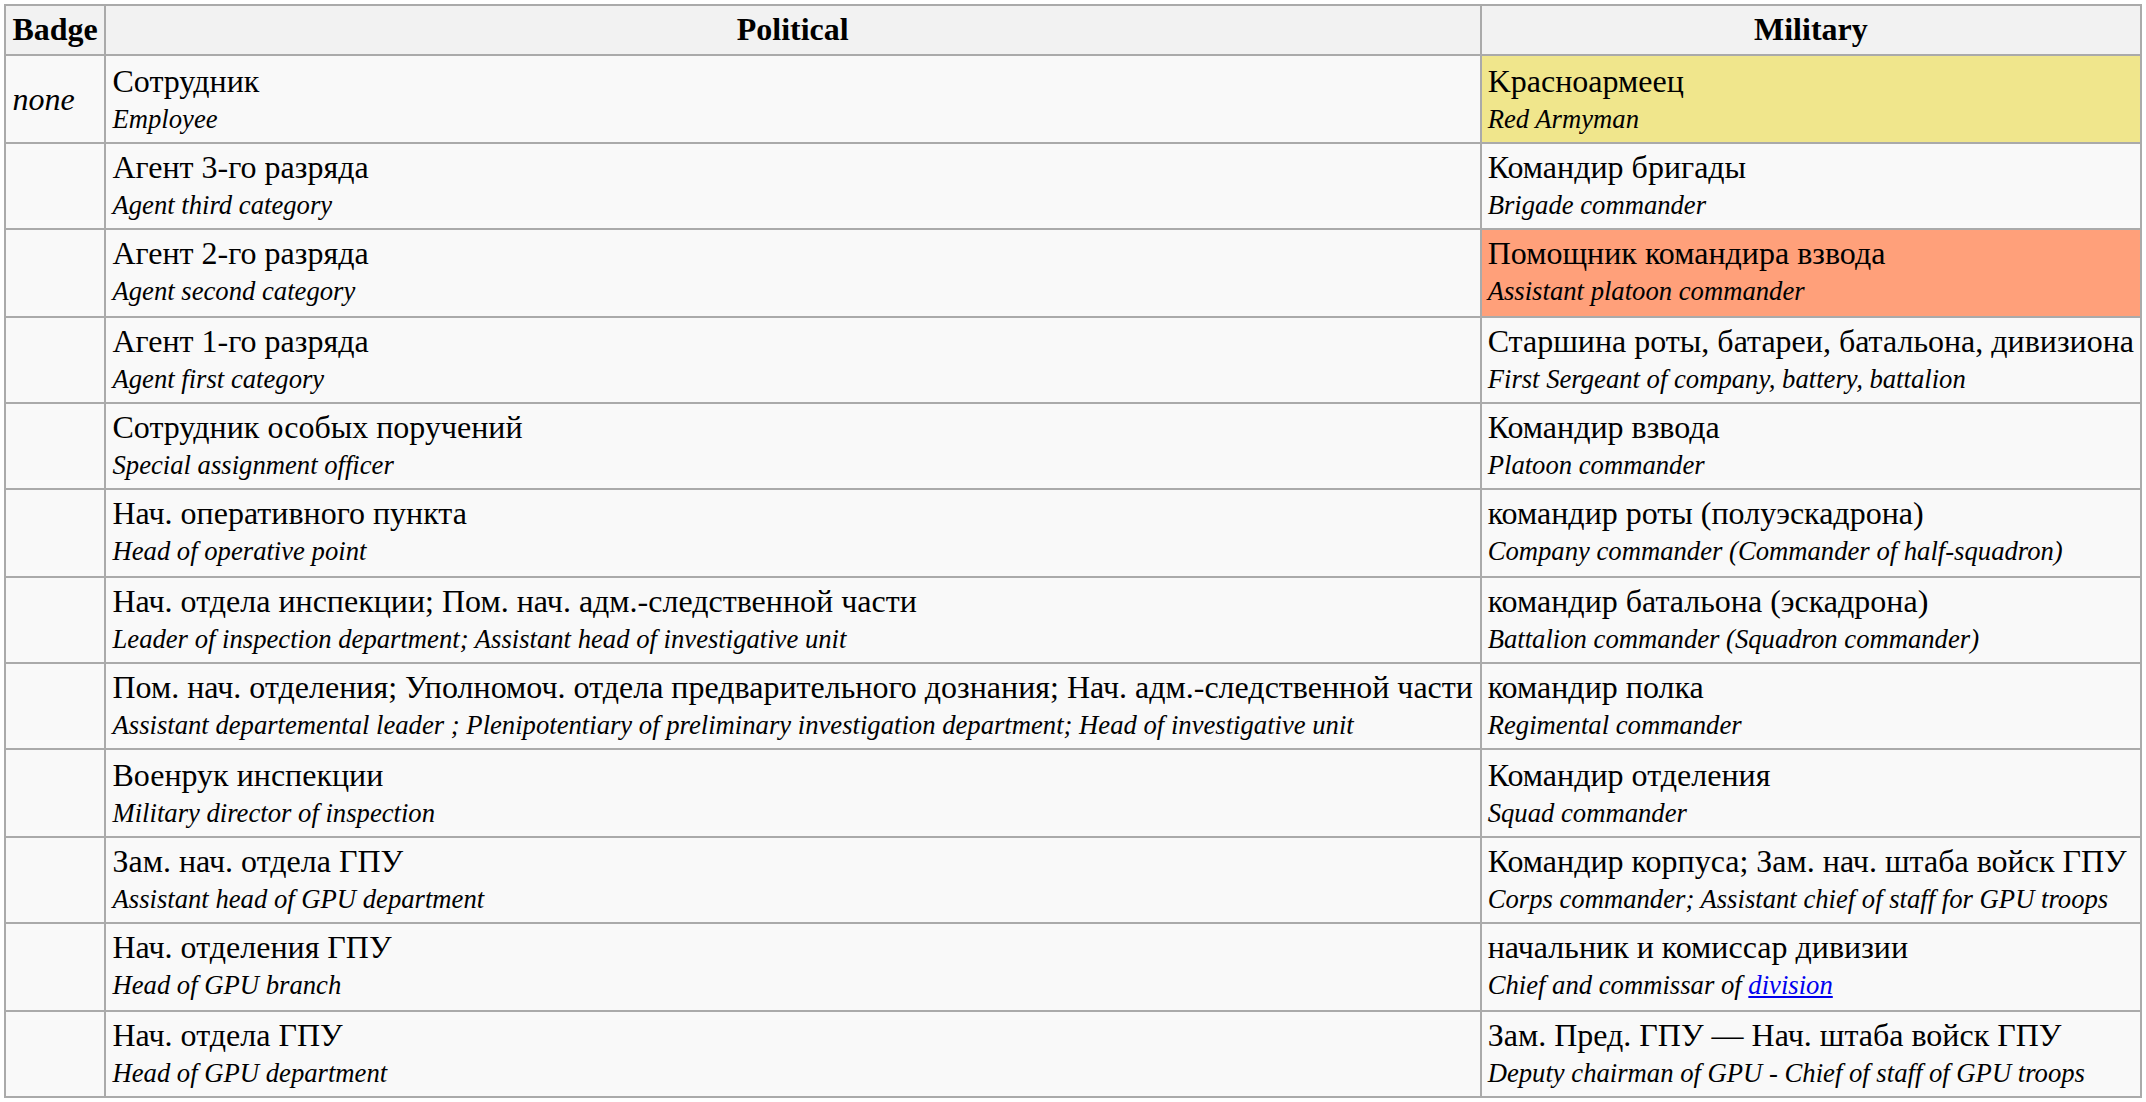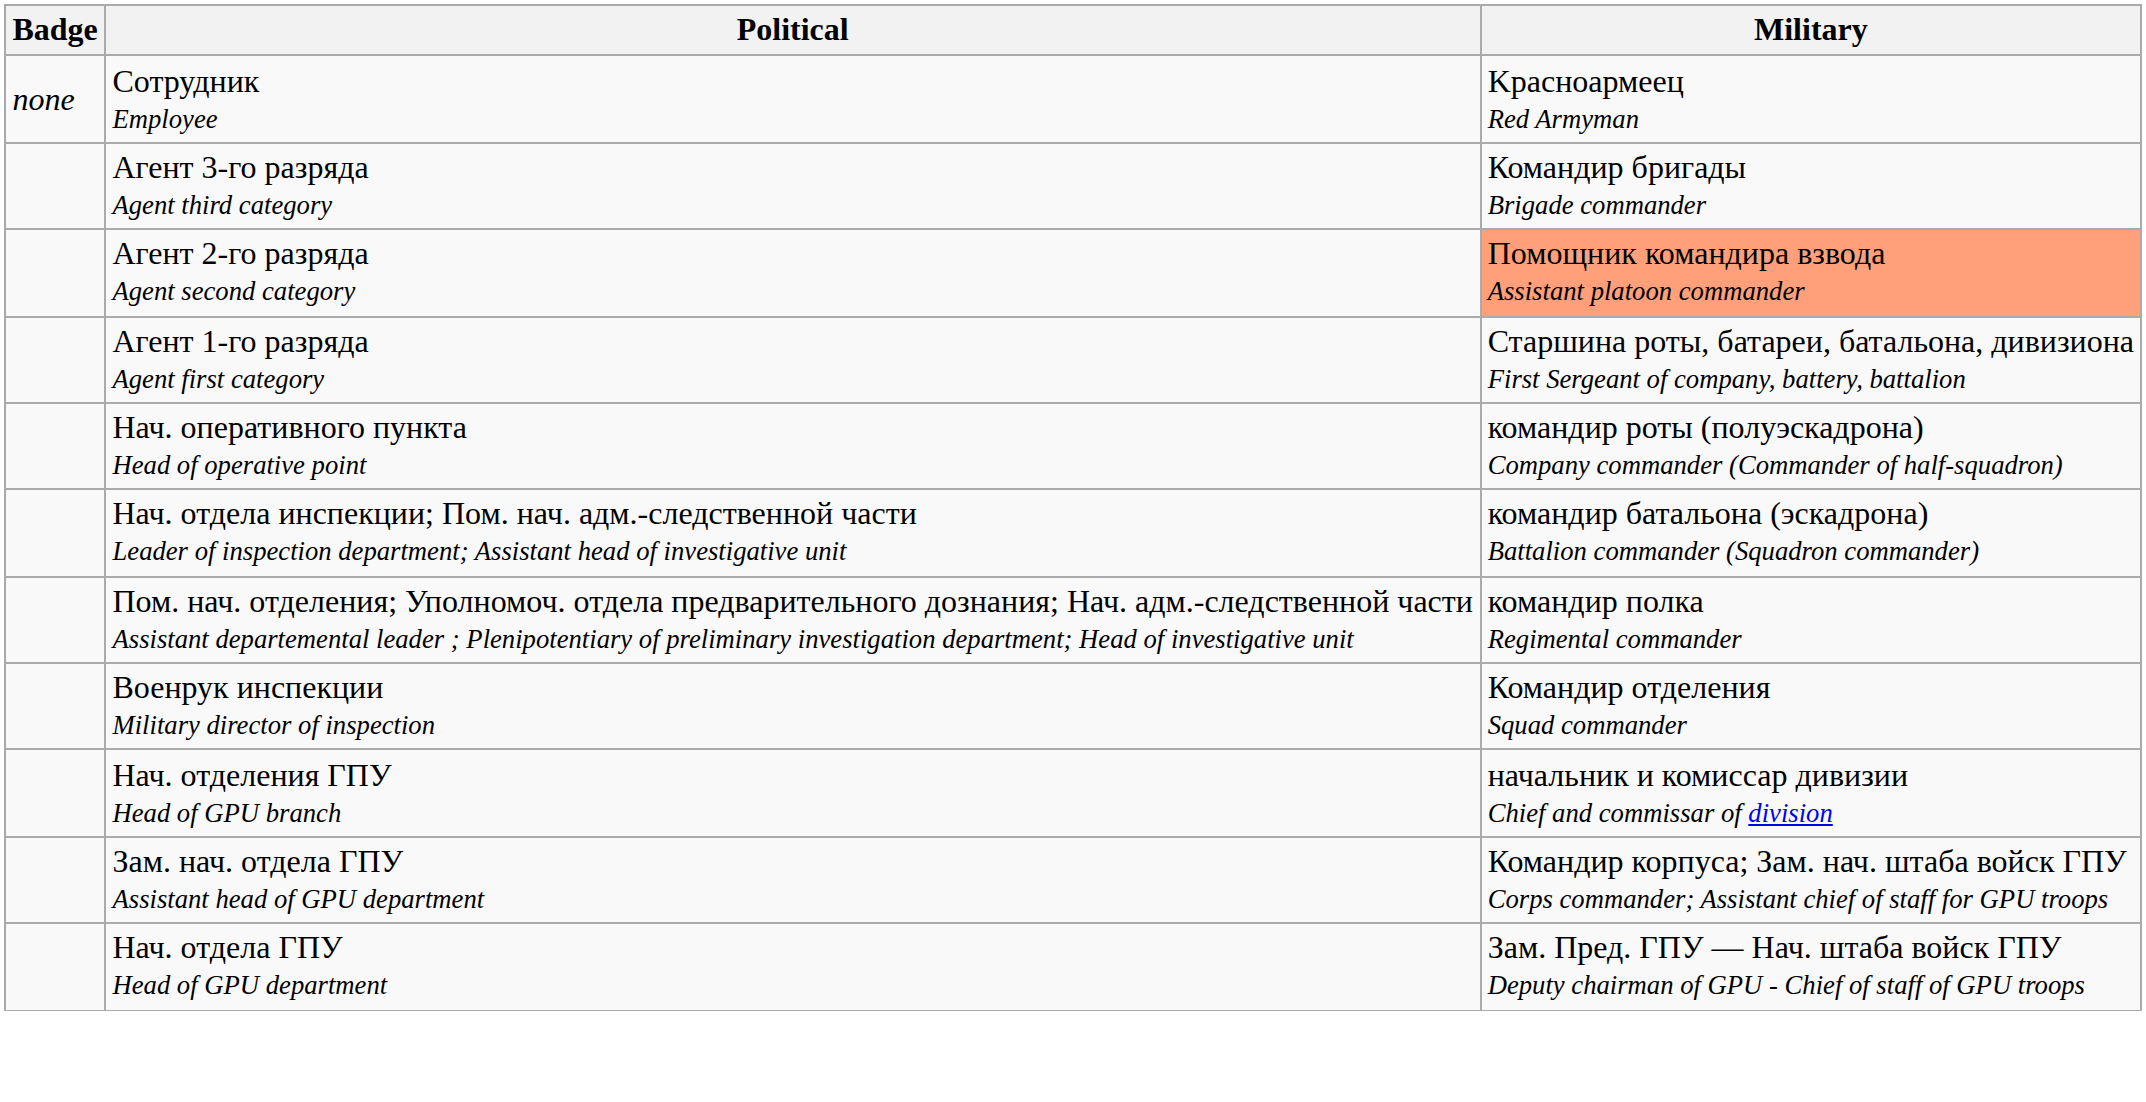(1586, 98) khaki background -> (1586, 98) no background
- row: (318, 445)
rows swapped: (252, 966) <-> (298, 879)
